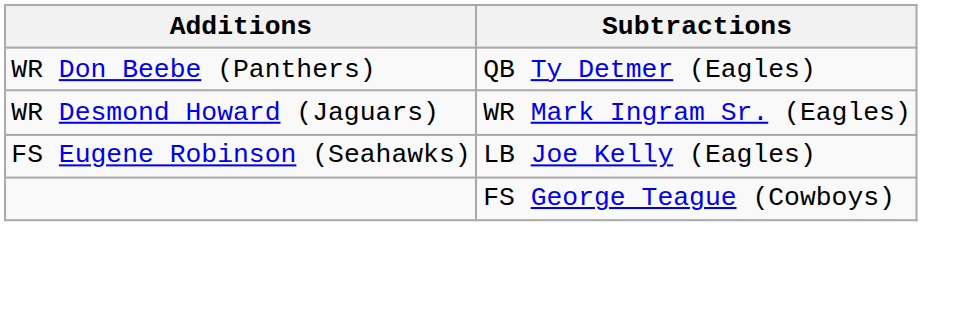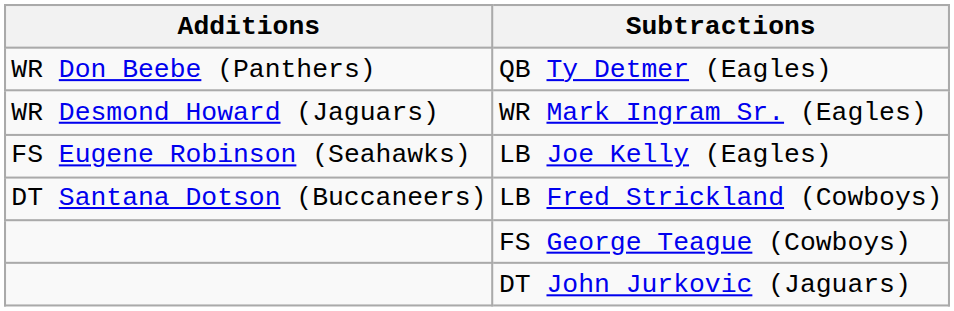+ row: (721, 199)
+ row: (705, 285)
